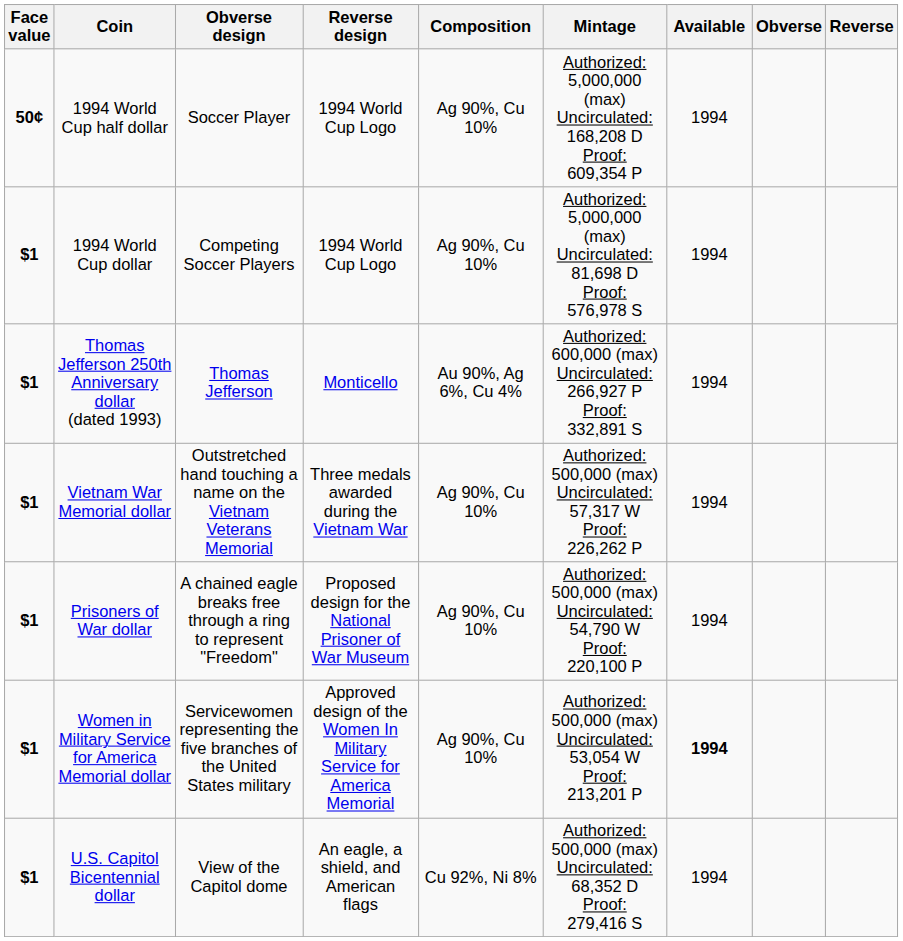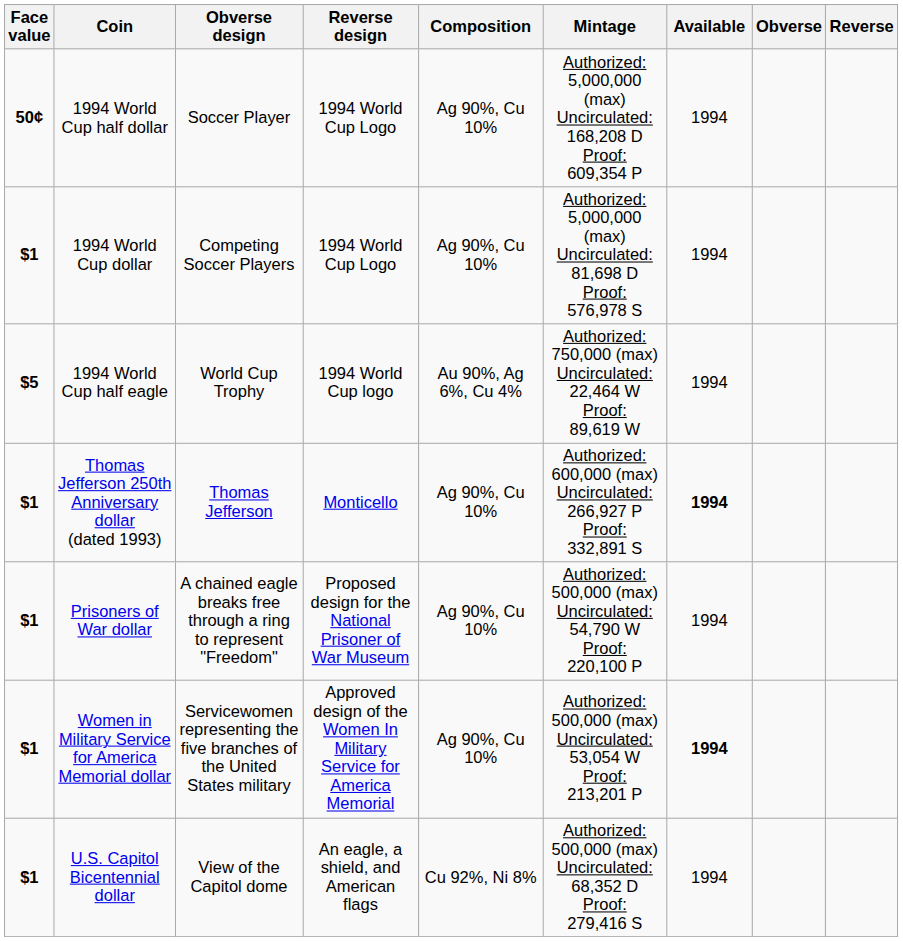+ row: (115, 383)
(481, 383) Au 90%, Ag 6%, Cu 4% -> (481, 502) Ag 90%, Cu 10%
(709, 383) normal -> (709, 502) bold
- row: (115, 502)
